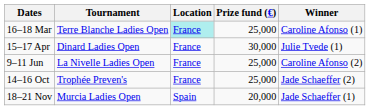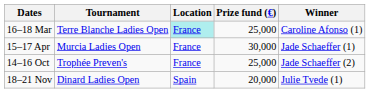(98, 46) Dinard Ladies Open -> (99, 46) Murcia Ladies Open
(312, 46) Julie Tvede (1) -> (318, 46) Jade Schaeffer (1)
- row: (25, 63)
(99, 97) Murcia Ladies Open -> (98, 80) Dinard Ladies Open
(318, 97) Jade Schaeffer (1) -> (312, 80) Julie Tvede (1)
